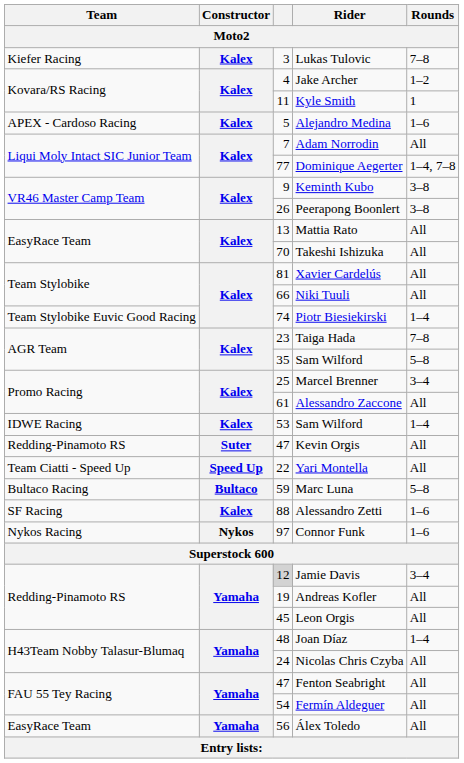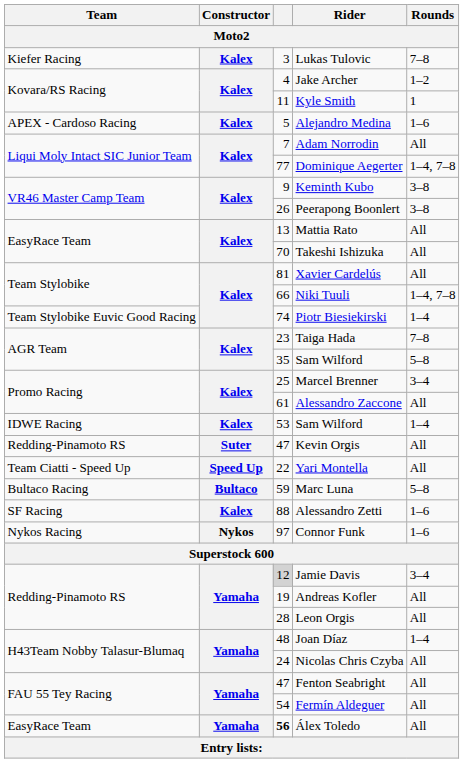(418, 294) All -> (433, 294) 1–4, 7–8
(283, 617) 45 -> (283, 617) 28
(283, 725) normal -> (283, 725) bold
